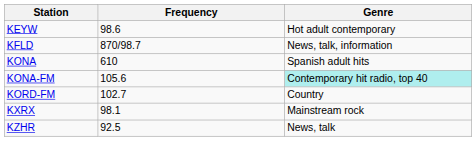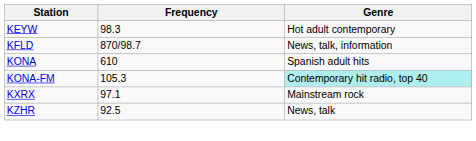(110, 29) 98.6 -> (110, 29) 98.3
(113, 78) 105.6 -> (113, 78) 105.3
- row: (31, 95)
(110, 111) 98.1 -> (110, 95) 97.1
